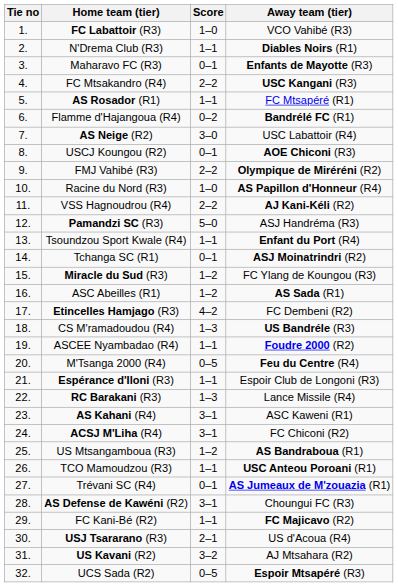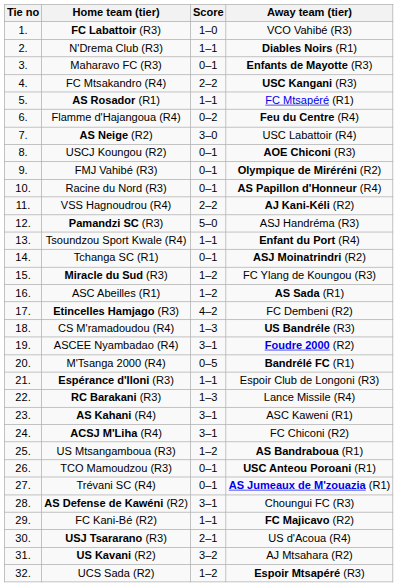(309, 118) Bandrélé FC (R1) -> (309, 118) Feu du Centre (R4)
(208, 170) 2–2 -> (208, 170) 0–1
(208, 188) 1–0 -> (208, 188) 0–1
(208, 345) 1–1 -> (208, 345) 3–1
(309, 363) Feu du Centre (R4) -> (309, 363) Bandrélé FC (R1)
(208, 468) 1–1 -> (208, 468) 0–1
(208, 573) 0–5 -> (208, 573) 1–2
